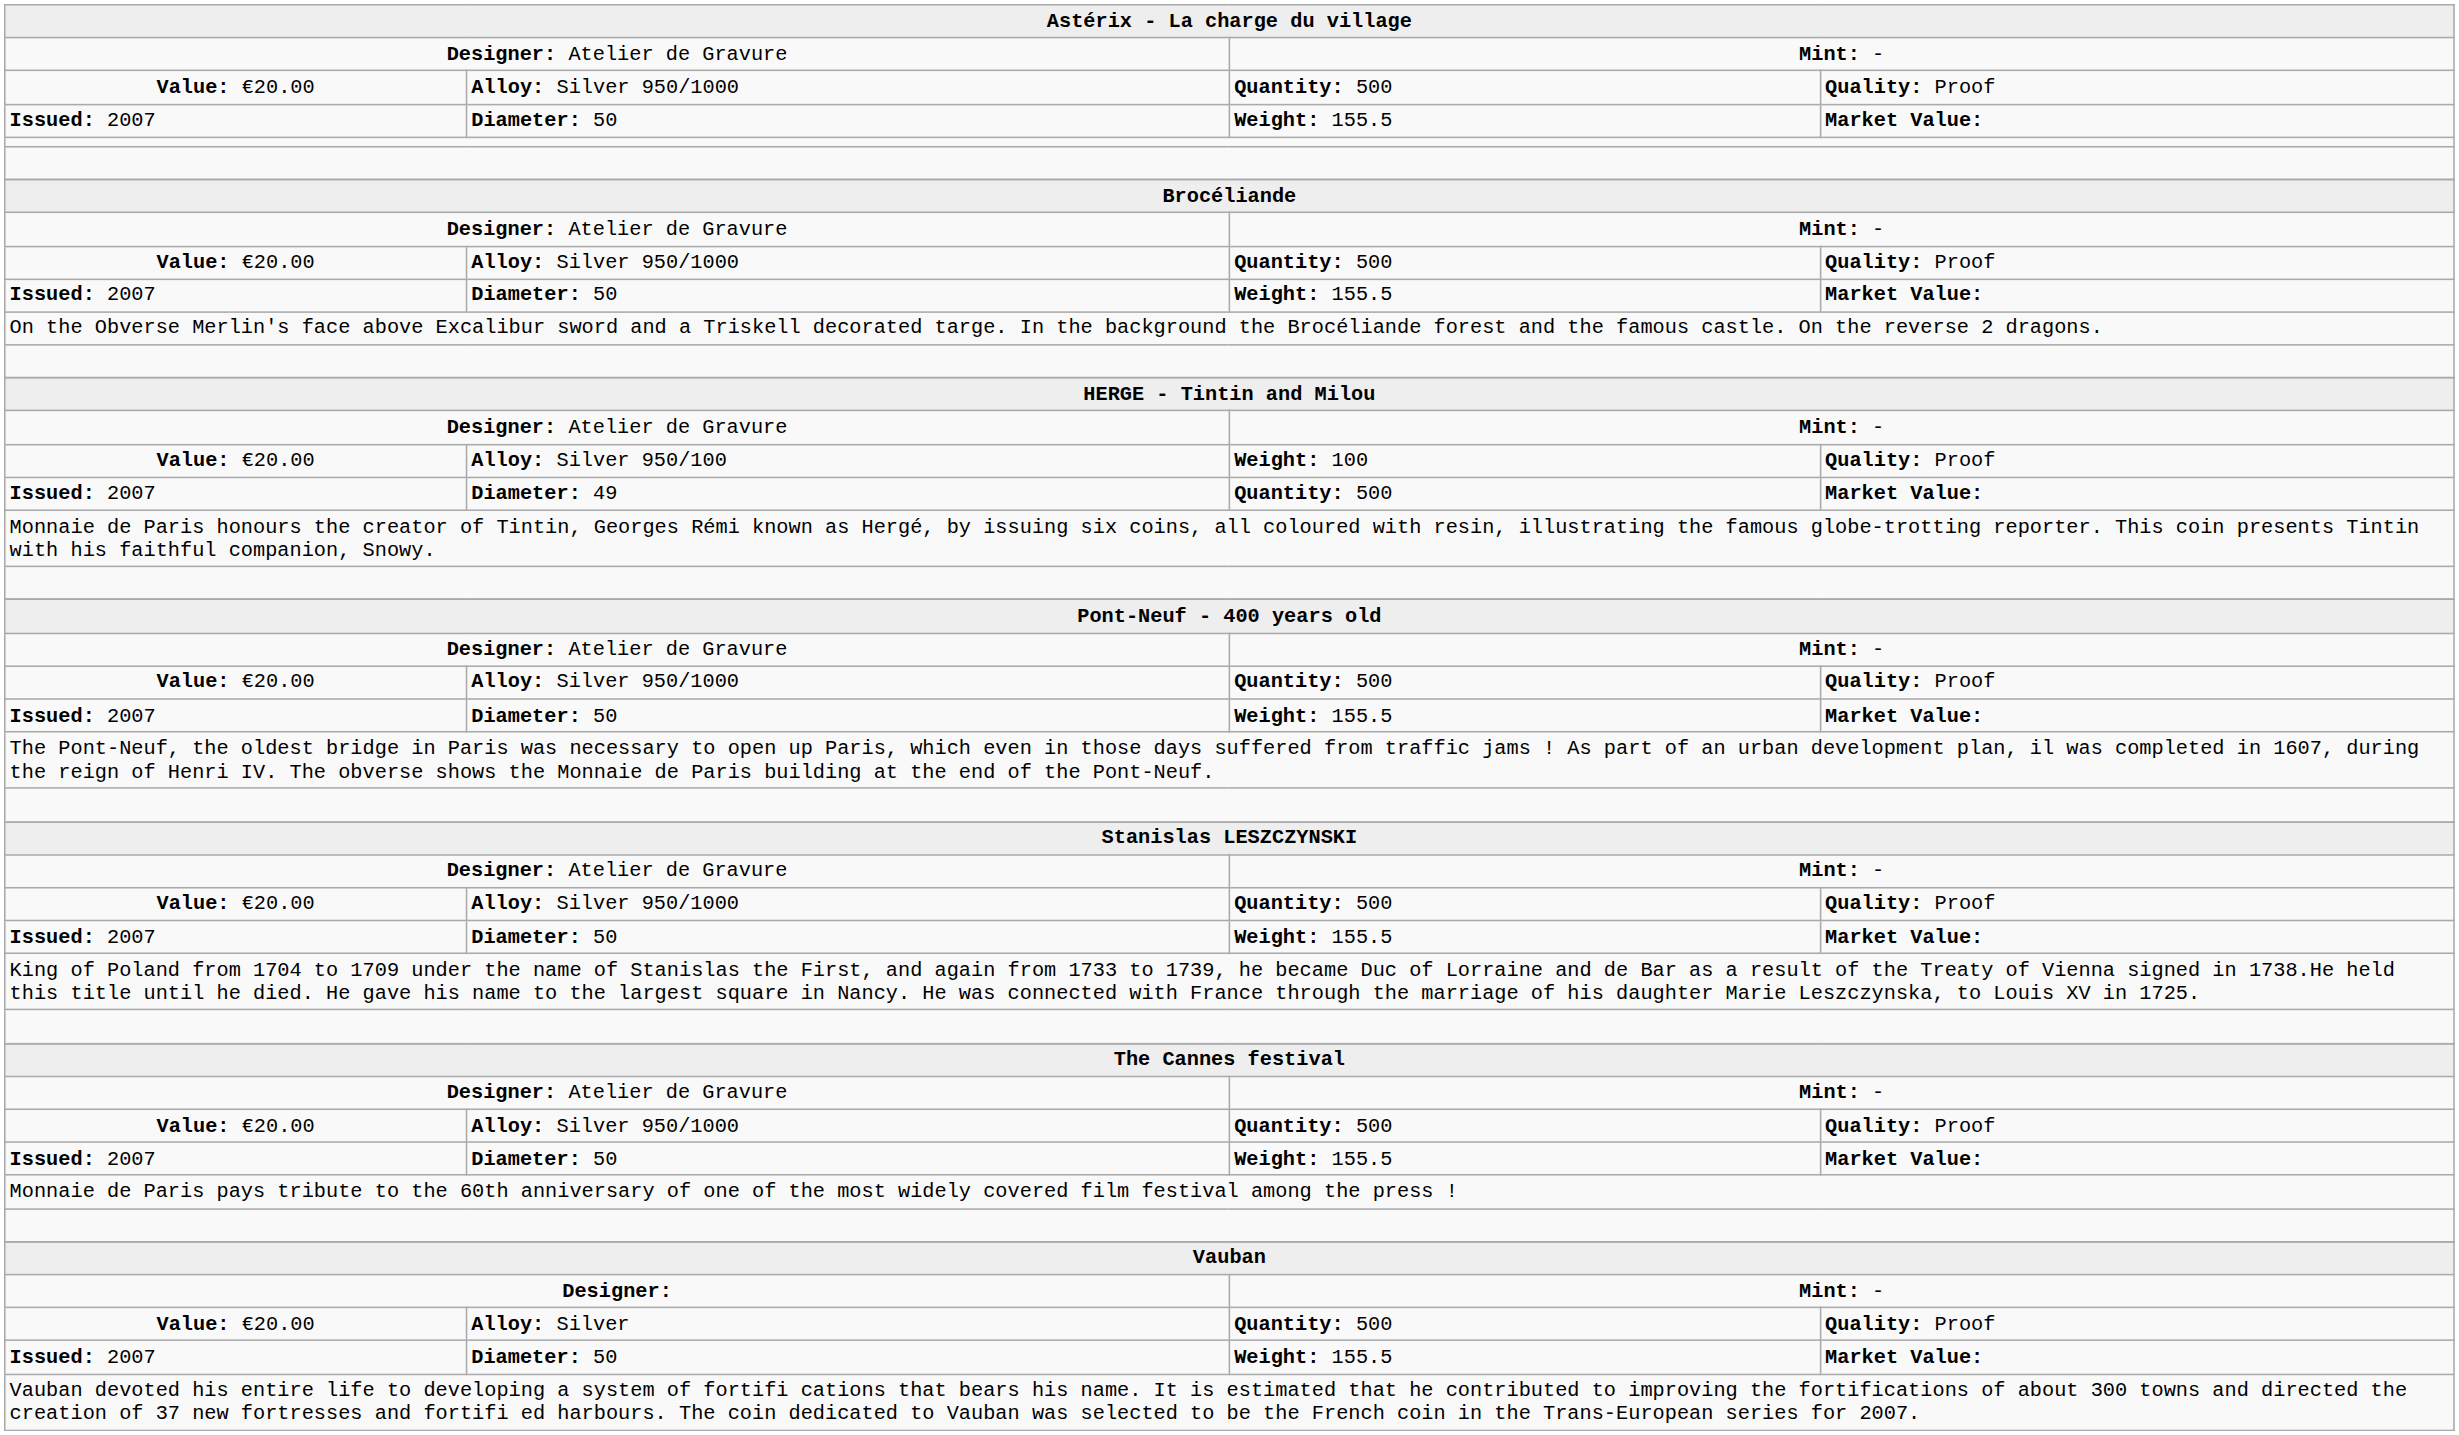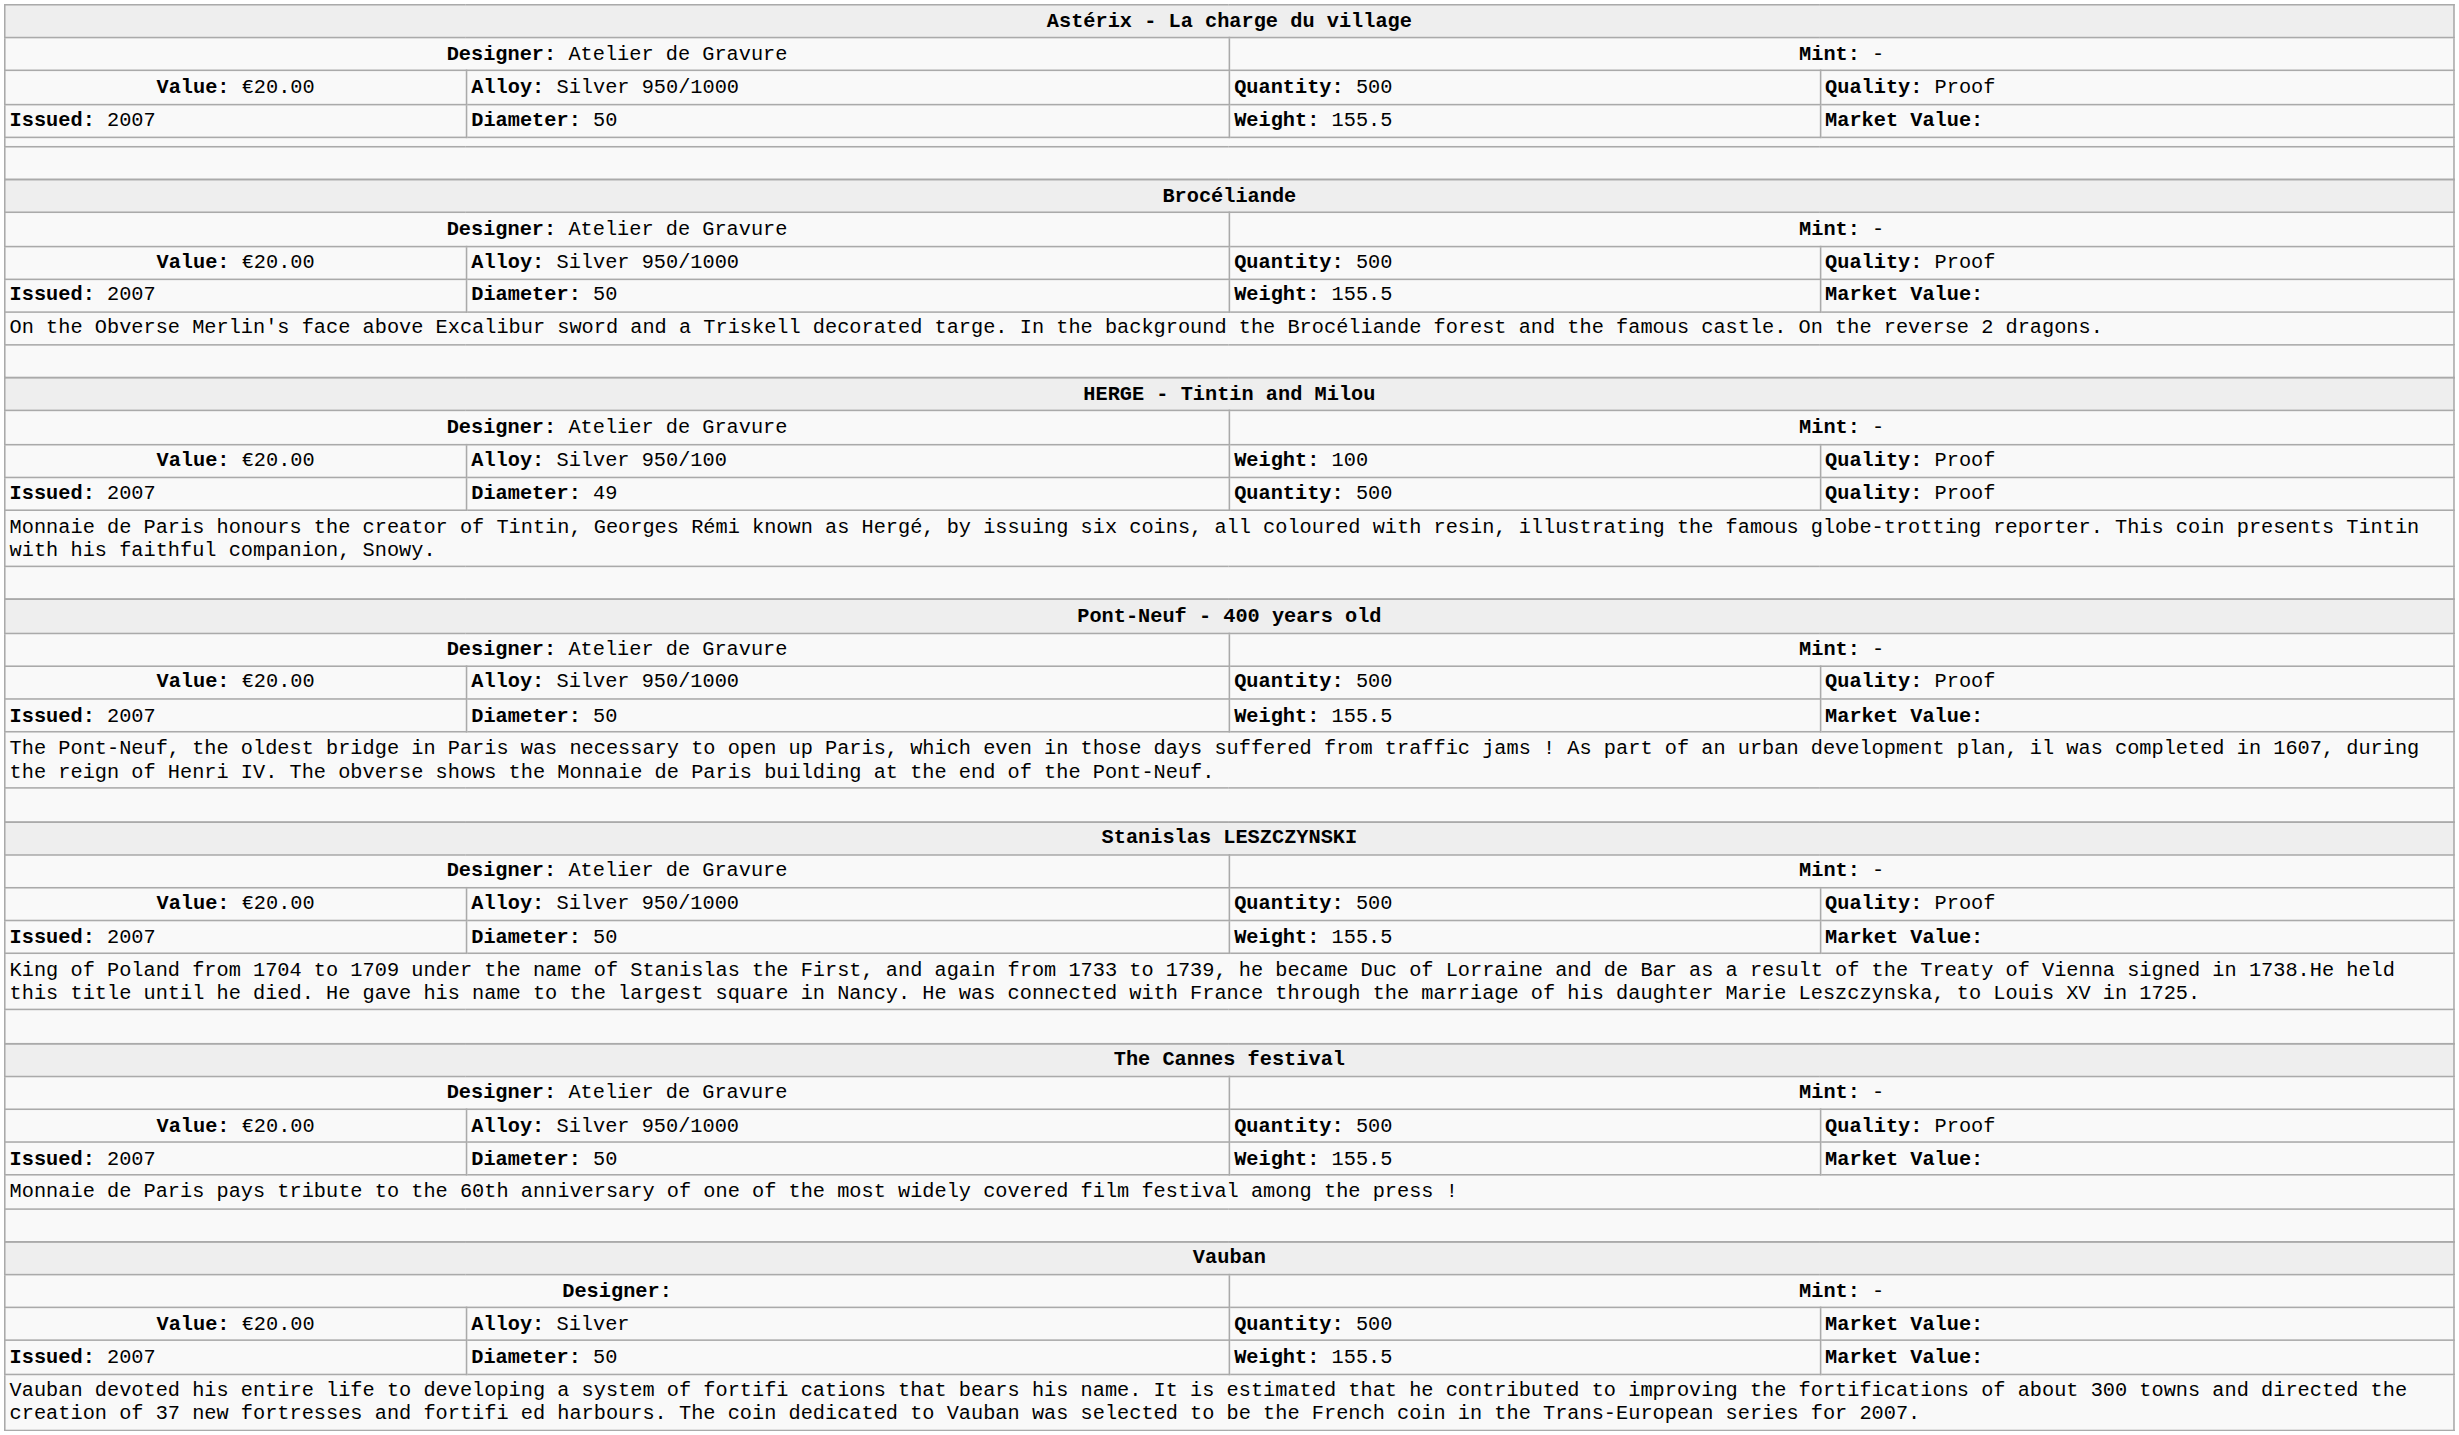(1904, 494) Market Value: -> (1910, 494) Quality: Proof
(1910, 1324) Quality: Proof -> (1904, 1324) Market Value:
